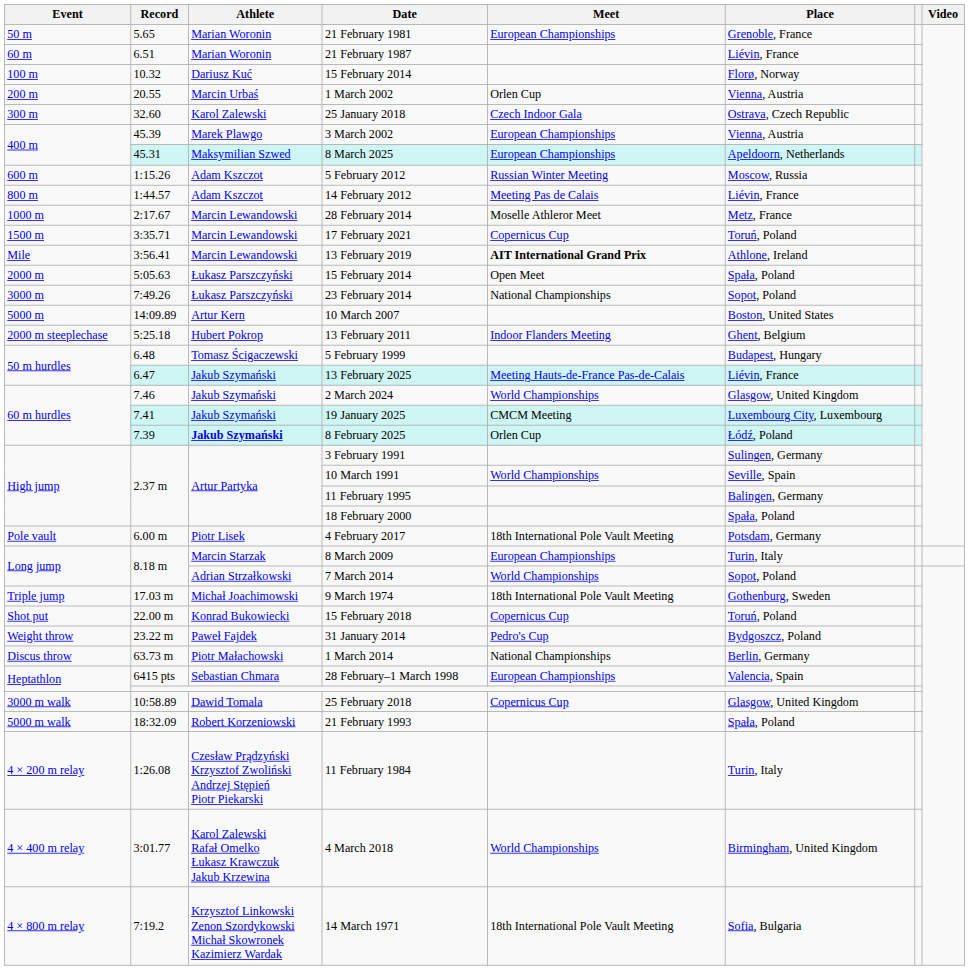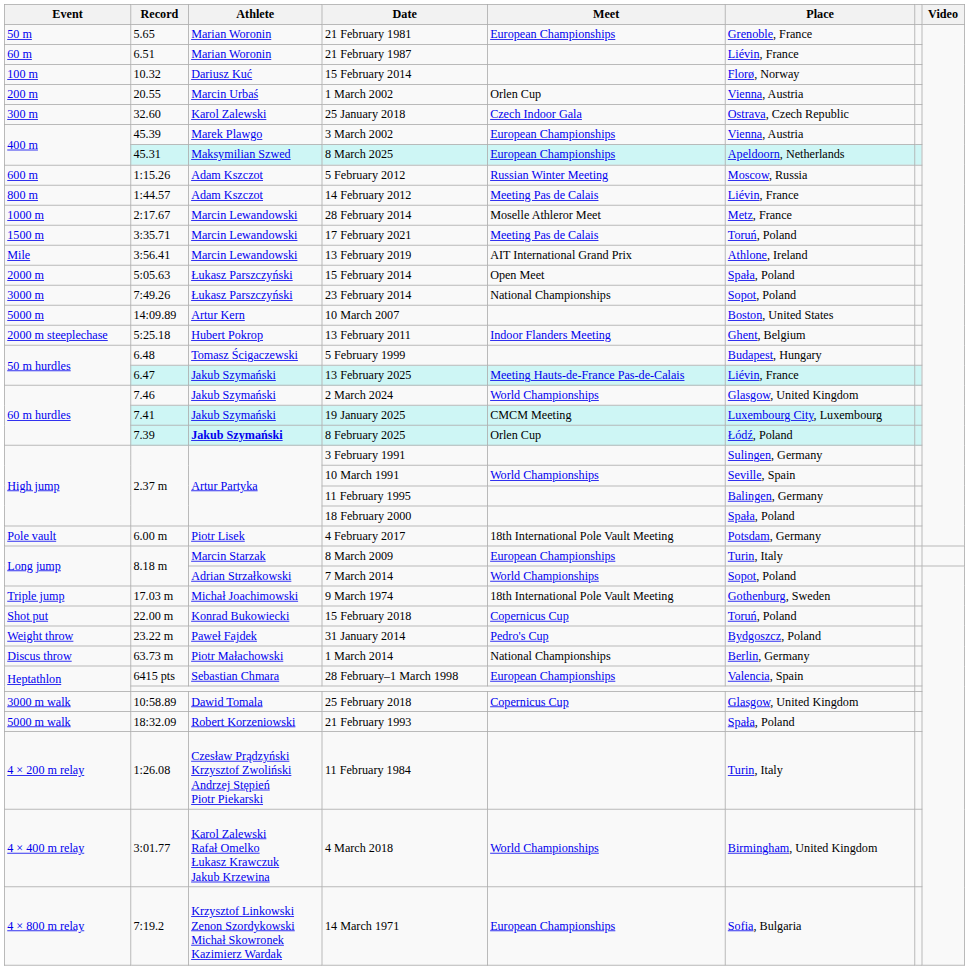(529, 235) Copernicus Cup -> (544, 235) Meeting Pas de Calais
(568, 255) bold -> (561, 255) normal
(582, 926) 18th International Pole Vault Meeting -> (553, 926) European Championships
